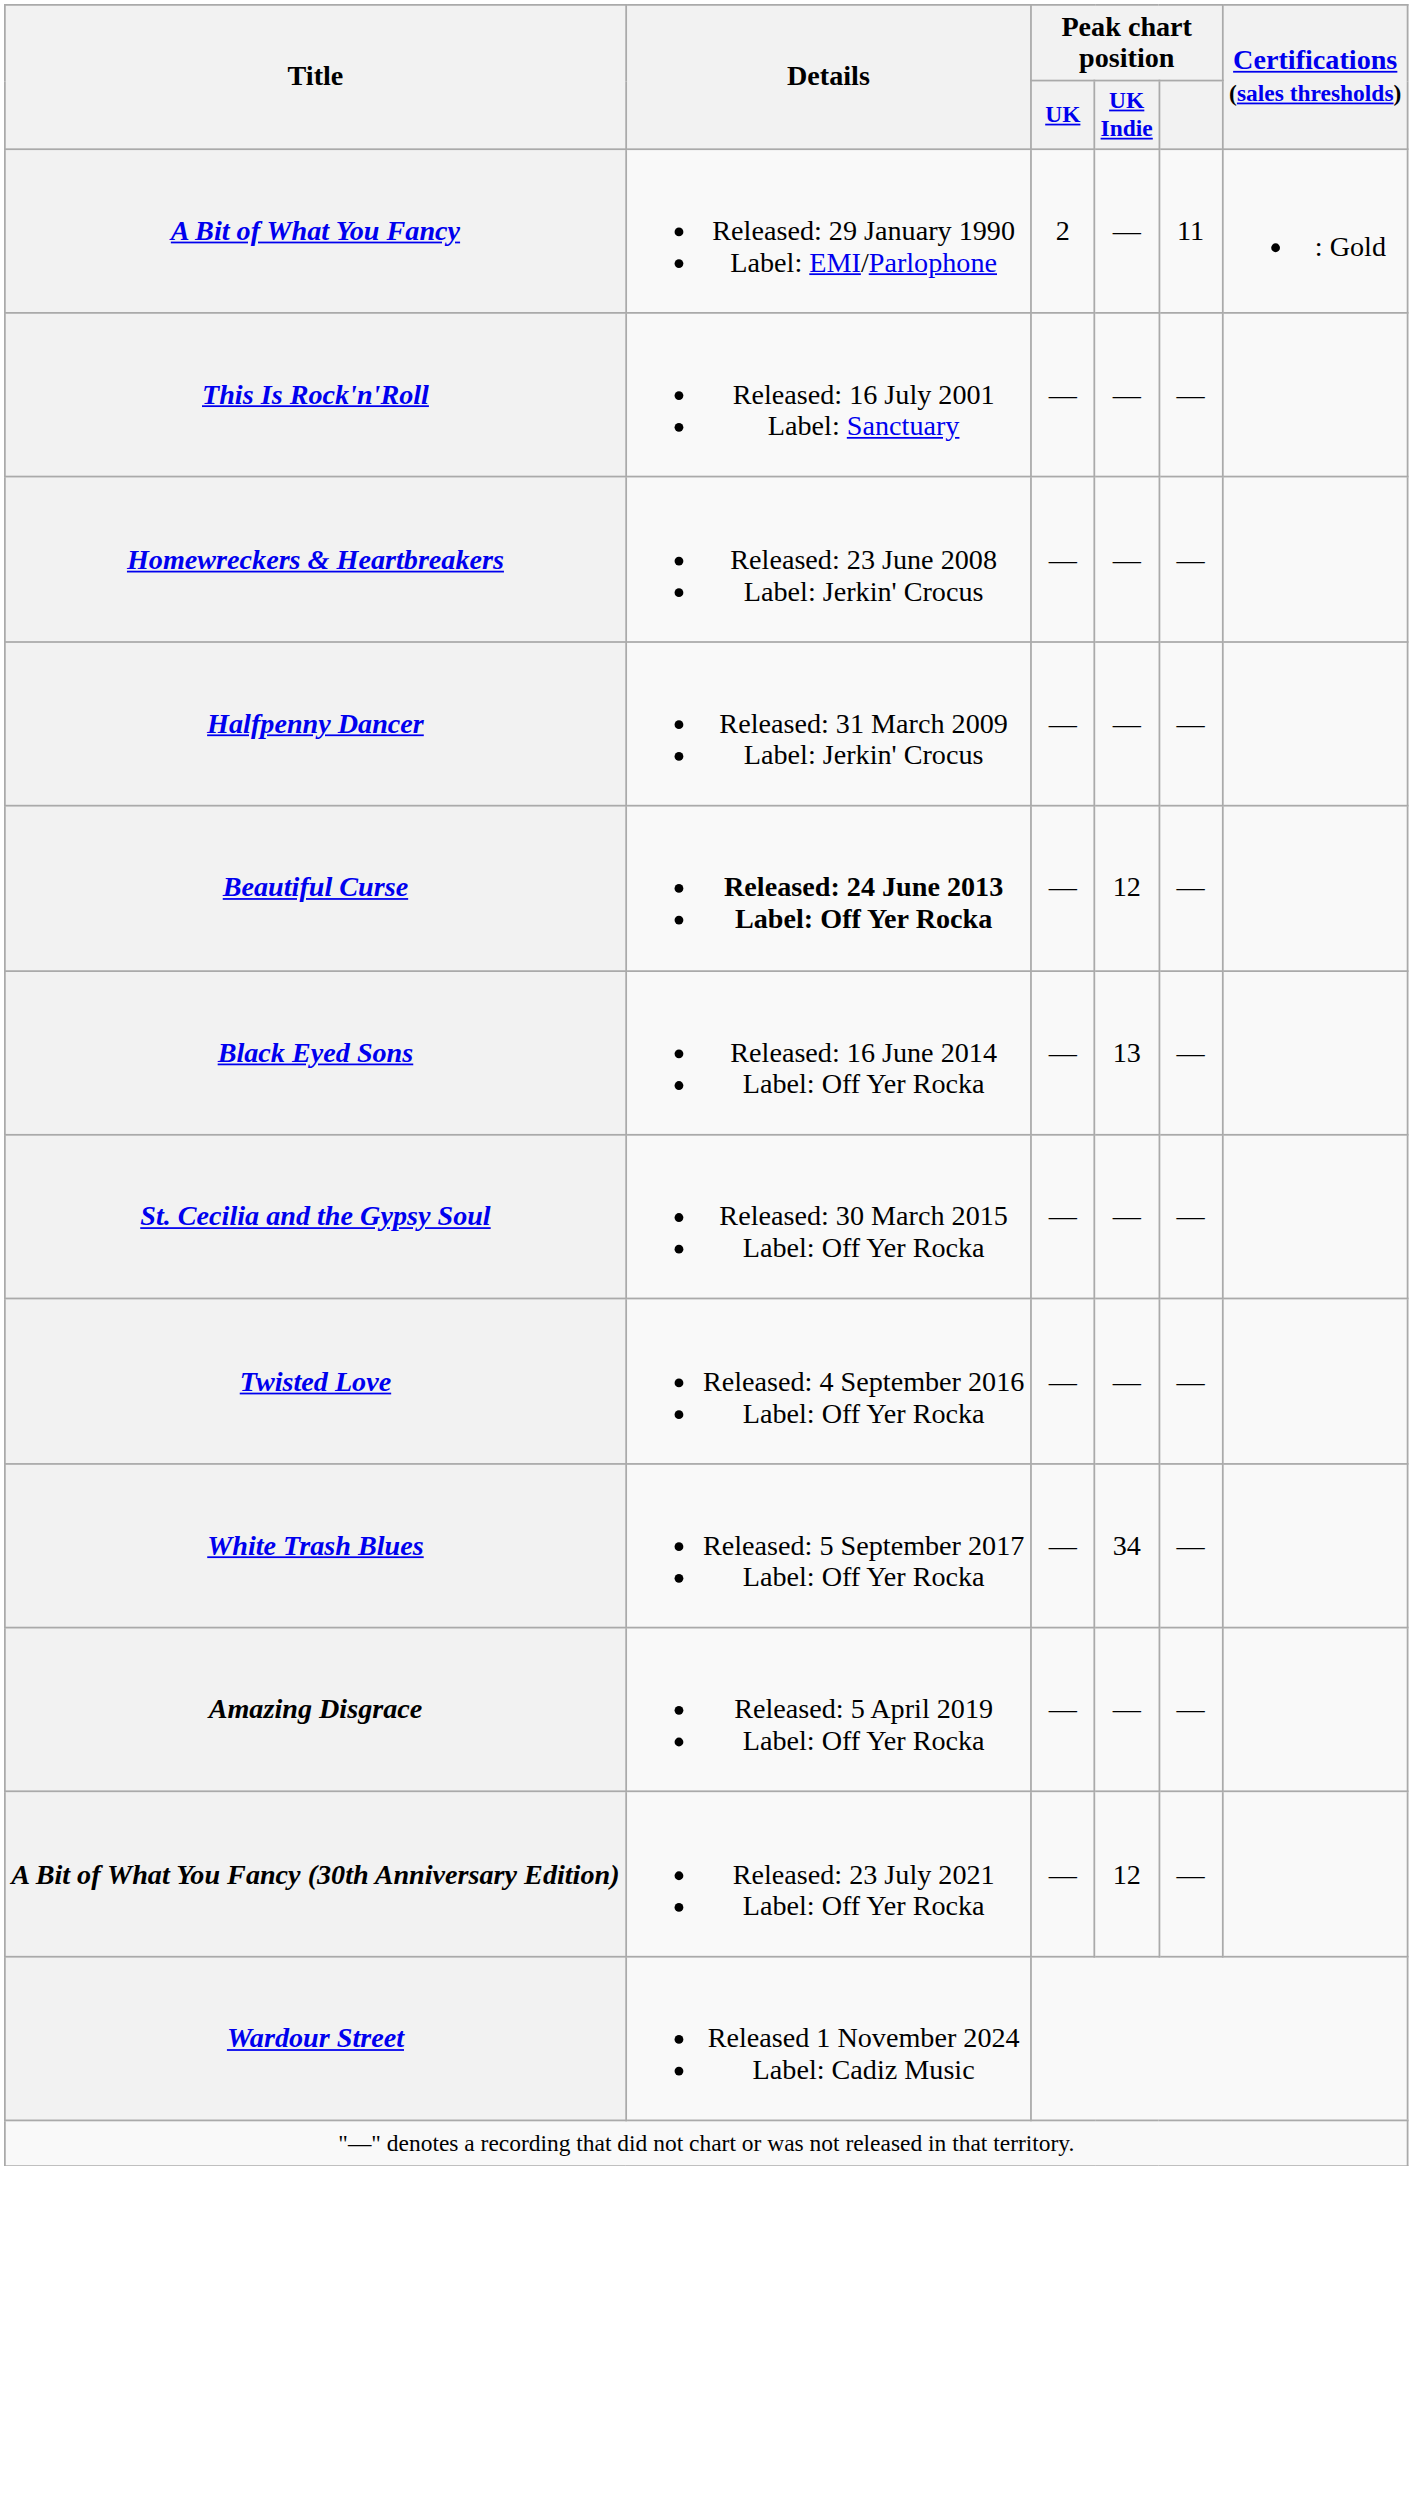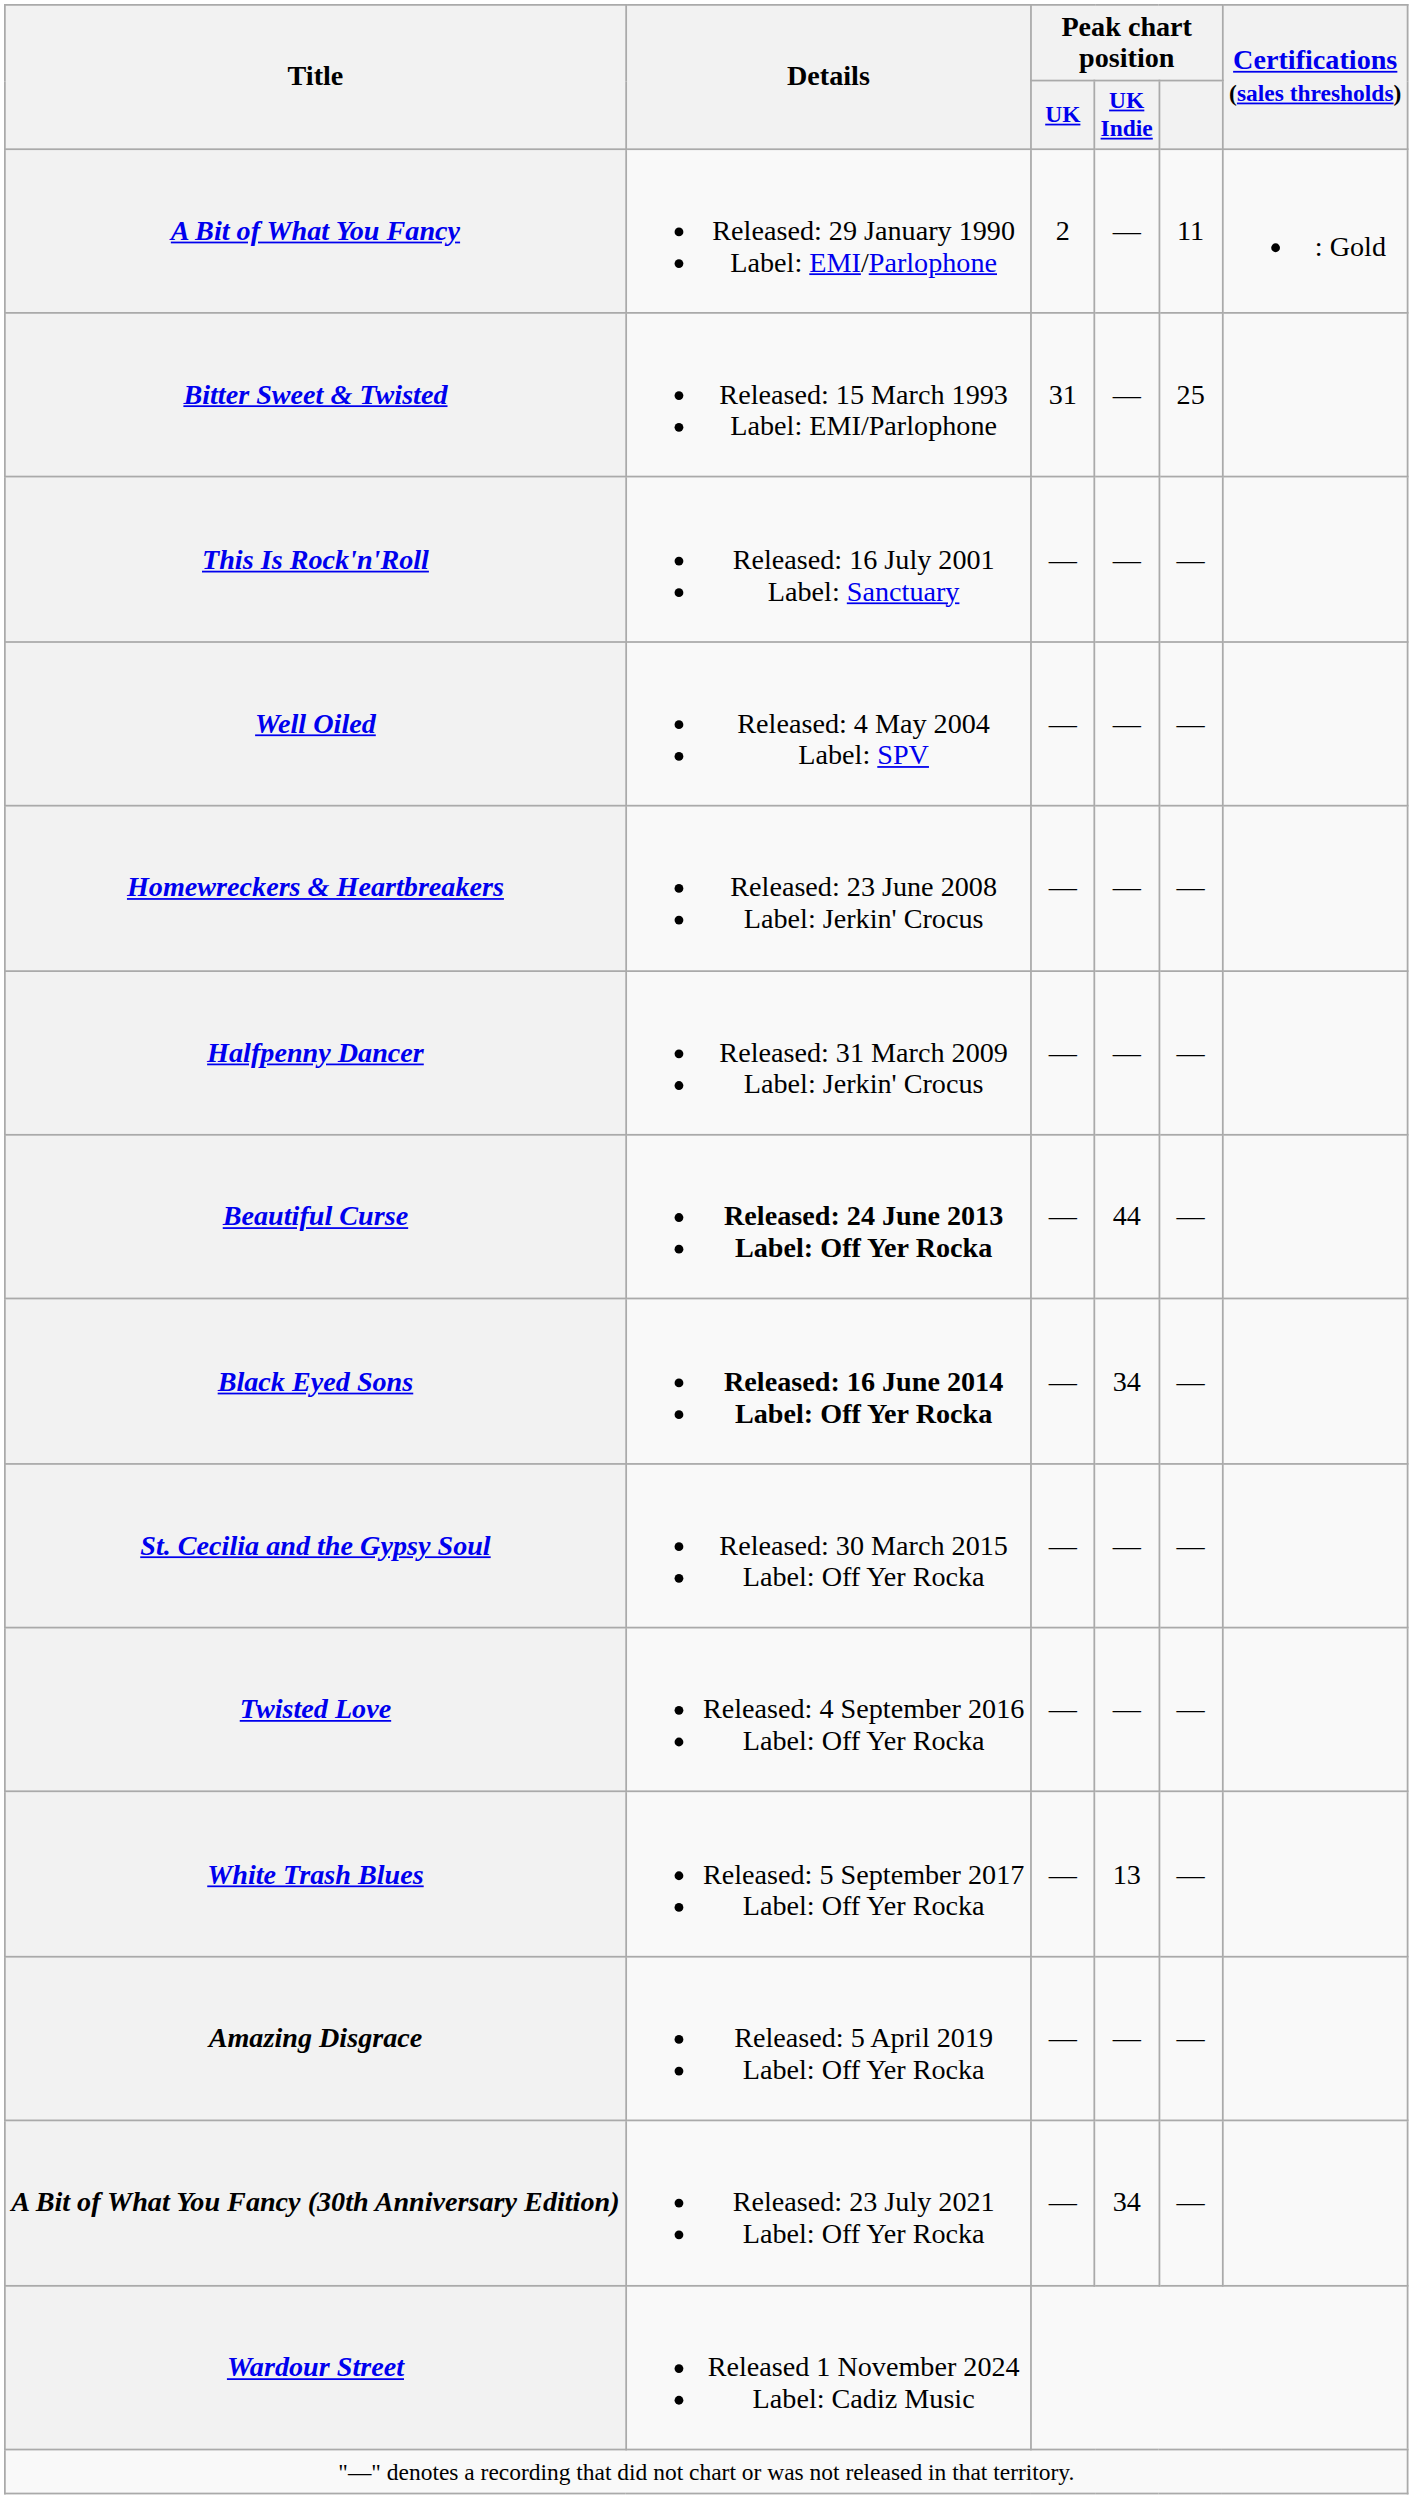+ row: (315, 394)
+ row: (315, 723)
(1127, 887) 12 -> (1127, 1216) 44
(828, 1068) normal -> (828, 1397) bold
(1127, 1052) 13 -> (1127, 1380) 34
(1127, 1545) 34 -> (1127, 1873) 13
(1127, 1873) 12 -> (1127, 2202) 34
